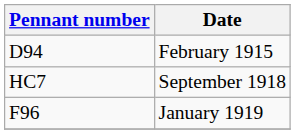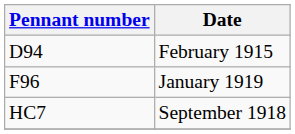rows swapped: (222, 81) <-> (211, 112)
